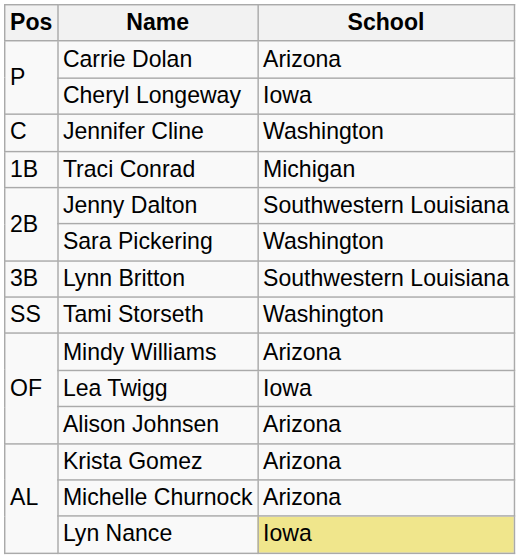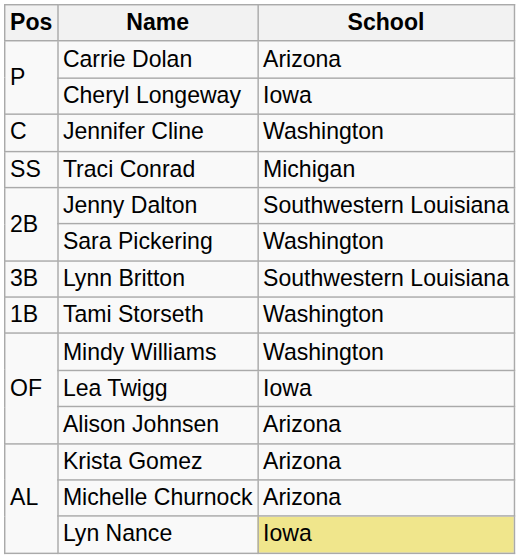(24, 168) 1B -> (25, 168) SS
(25, 315) SS -> (24, 315) 1B
(302, 351) Arizona -> (323, 351) Washington
